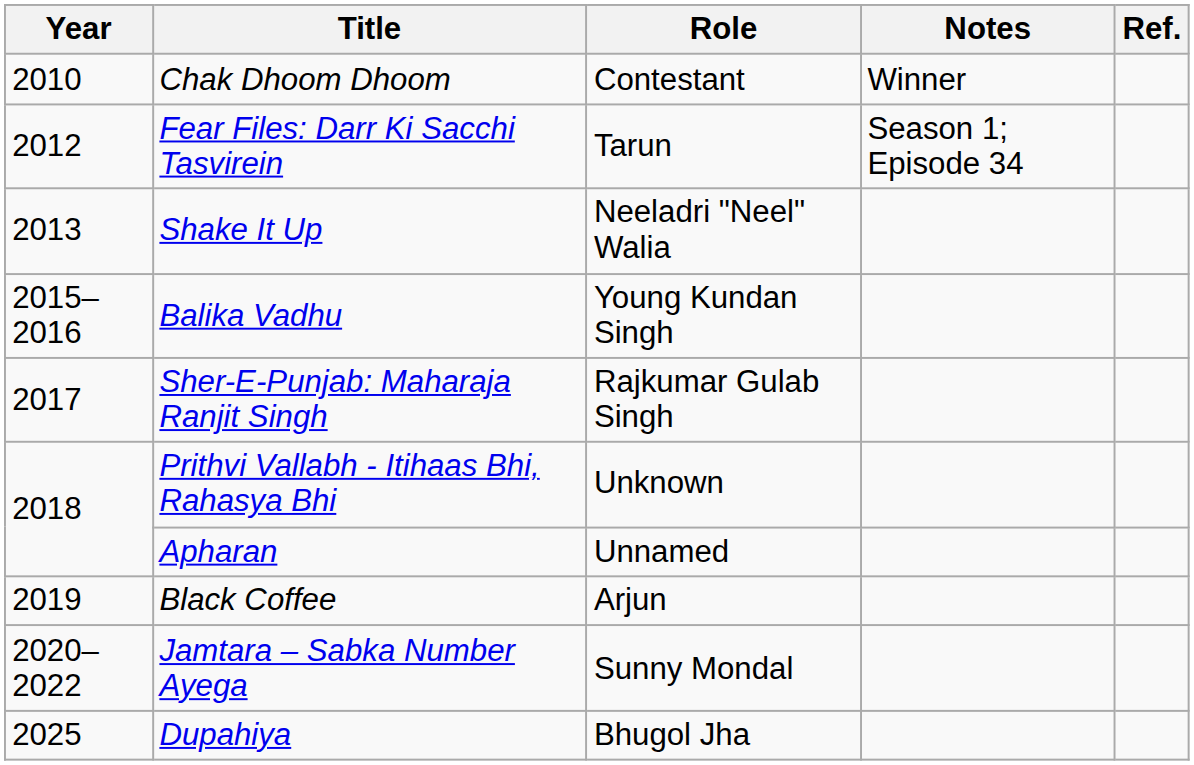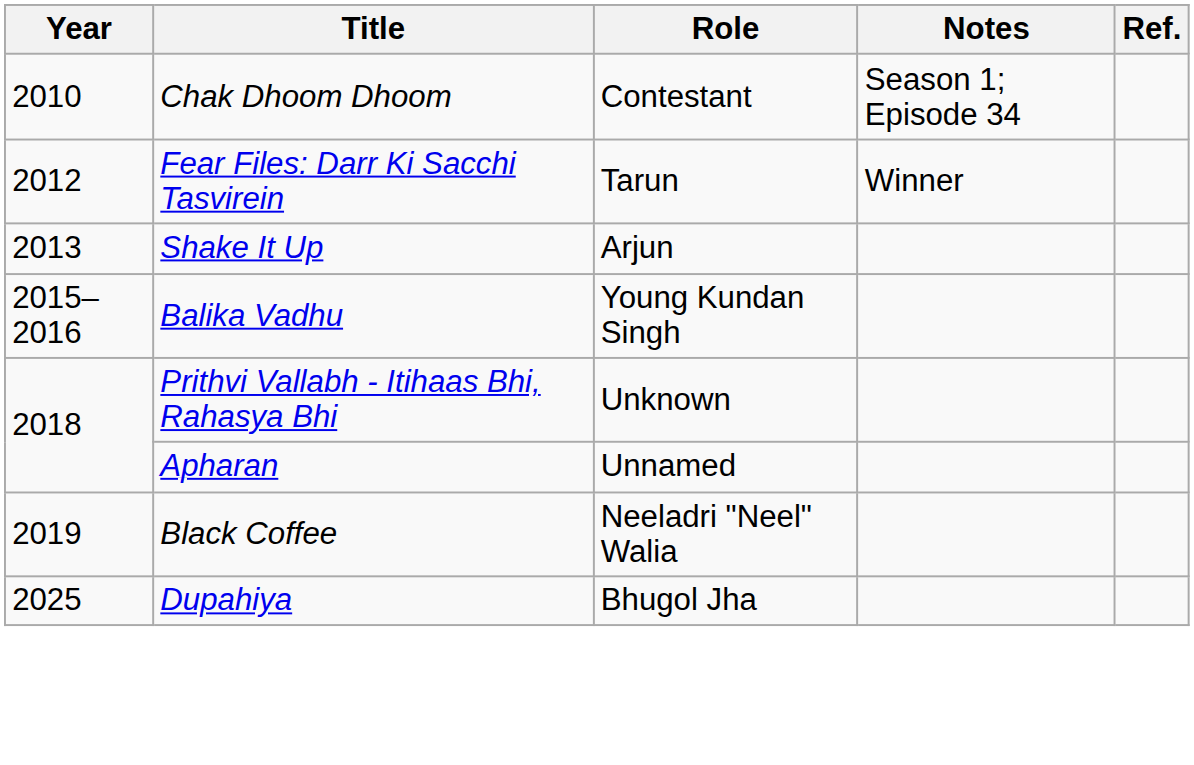(917, 78) Winner -> (943, 96) Season 1; Episode 34
(945, 145) Season 1; Episode 34 -> (914, 180) Winner
(699, 230) Neeladri "Neel" Walia -> (637, 247) Arjun
- row: (335, 399)
(630, 600) Arjun -> (706, 533) Neeladri "Neel" Walia
- row: (337, 667)
